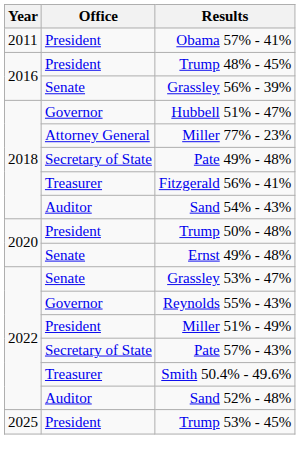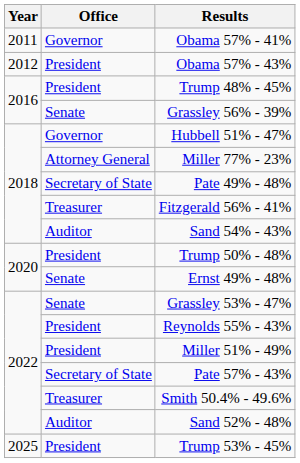(73, 40) President -> (74, 40) Governor
+ row: (234, 64)
(74, 302) Governor -> (73, 326) President
